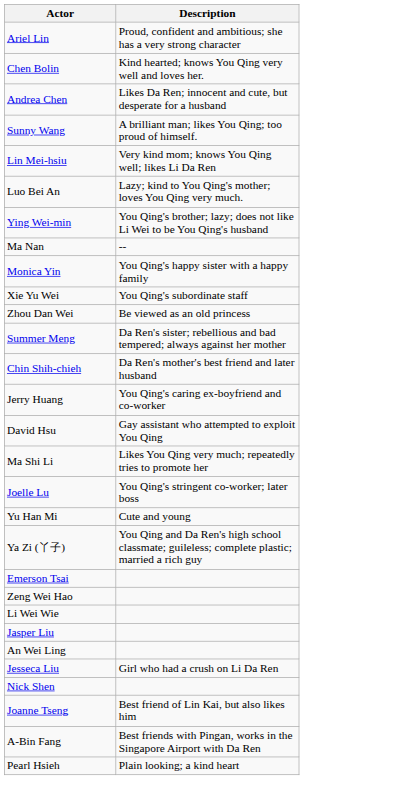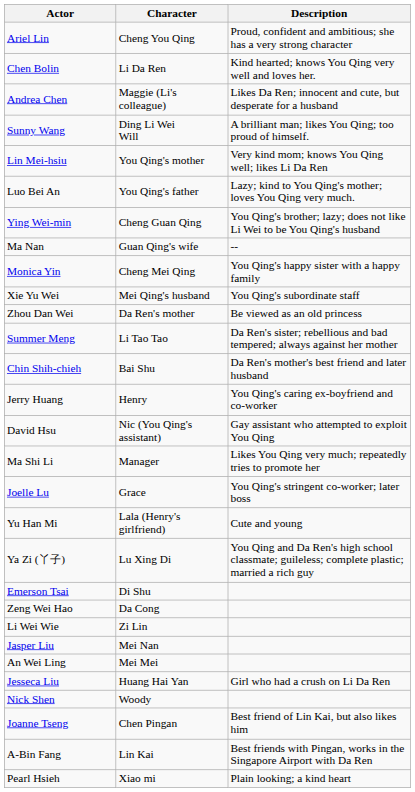+ column: (172, 13)
